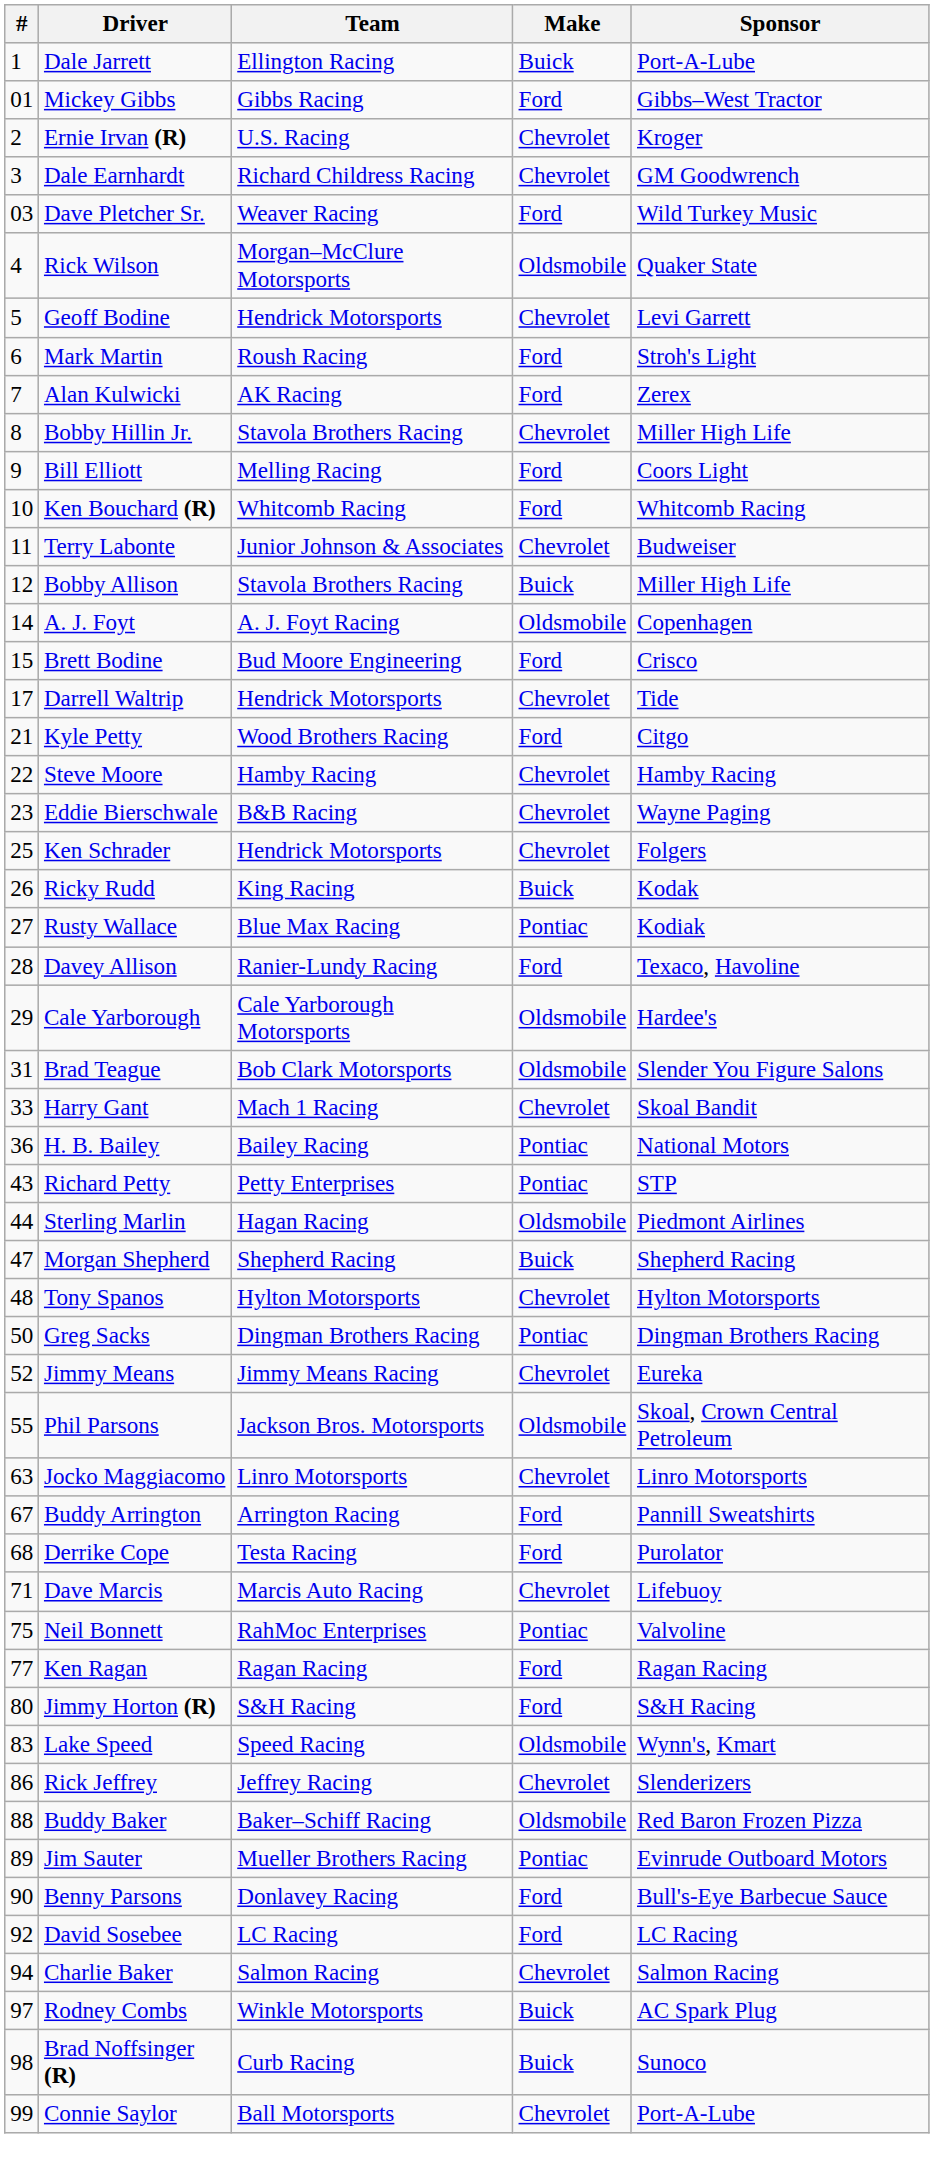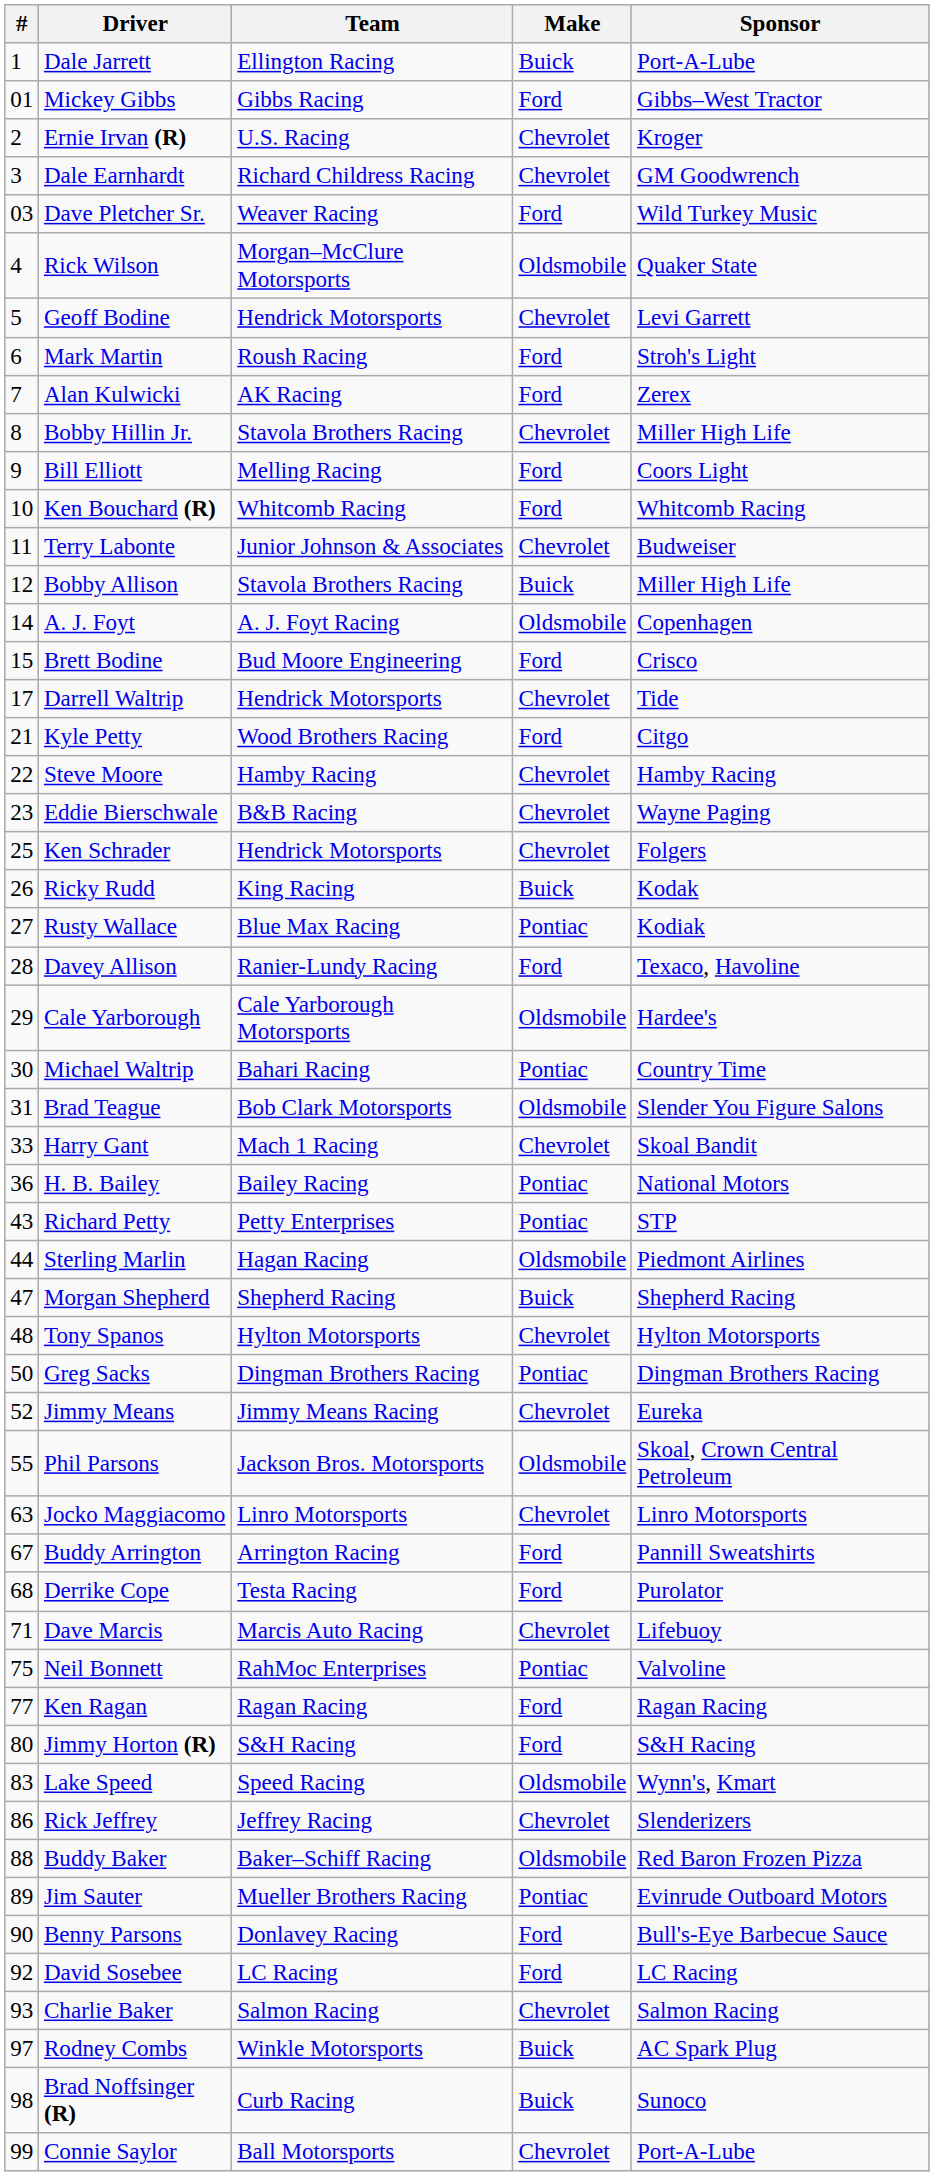+ row: (119, 1068)
(22, 1972) 94 -> (22, 2010) 93
